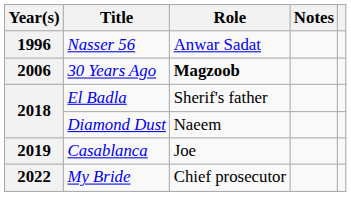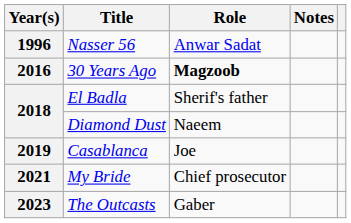(34, 71) 2006 -> (34, 71) 2016
(34, 177) 2022 -> (34, 177) 2021
+ row: (112, 204)
